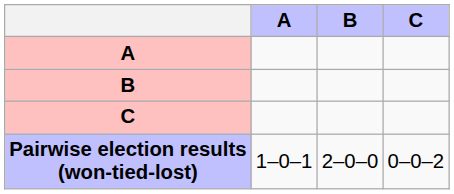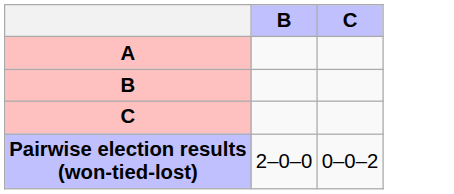- column: (284, 20)
